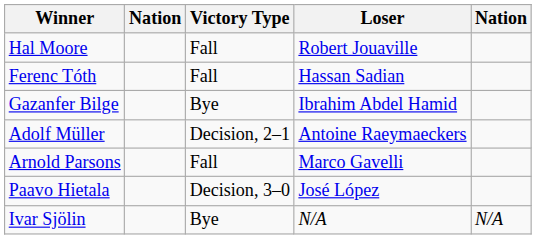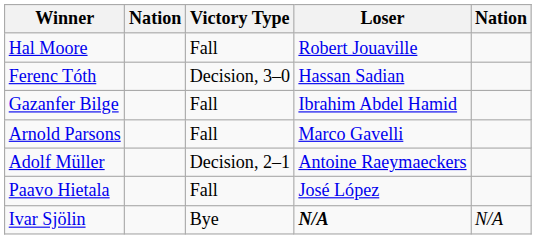(204, 76) Fall -> (240, 76) Decision, 3–0
(204, 104) Bye -> (204, 104) Fall
rows swapped: (57, 133) <-> (65, 162)
(240, 190) Decision, 3–0 -> (204, 190) Fall
(312, 219) normal -> (313, 219) bold
